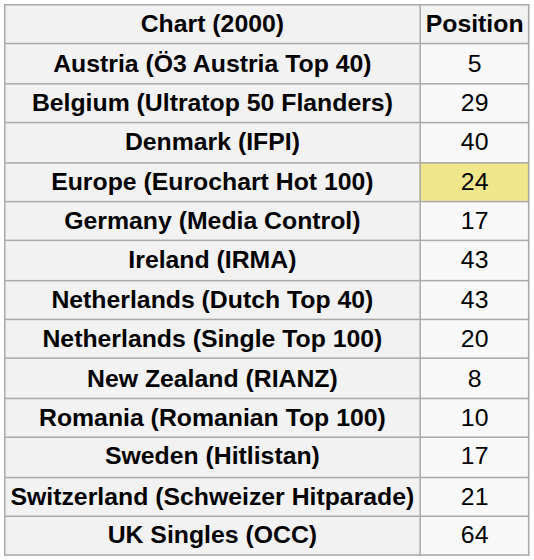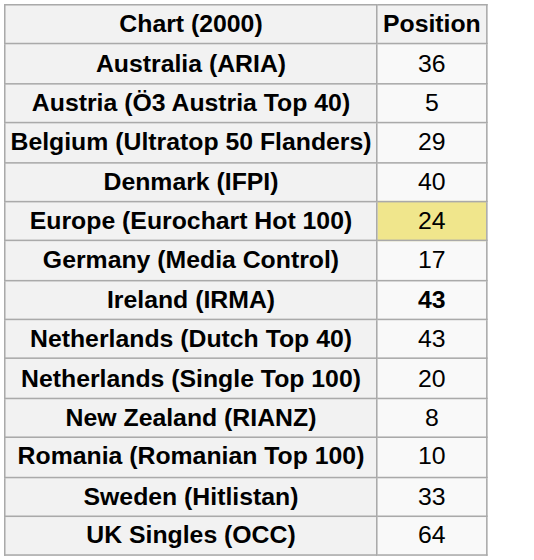+ row: (191, 63)
(475, 260) normal -> (432, 299) bold
(475, 456) 17 -> (432, 496) 33
- row: (212, 496)
